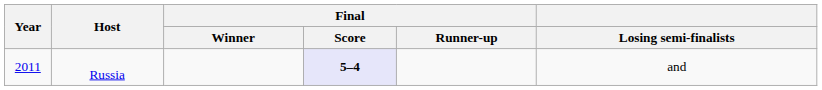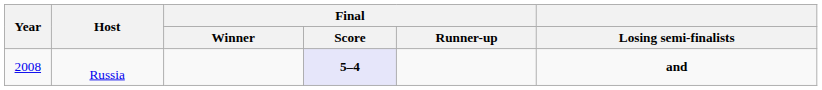(28, 67) 2011 -> (28, 67) 2008
(677, 67) normal -> (677, 67) bold
